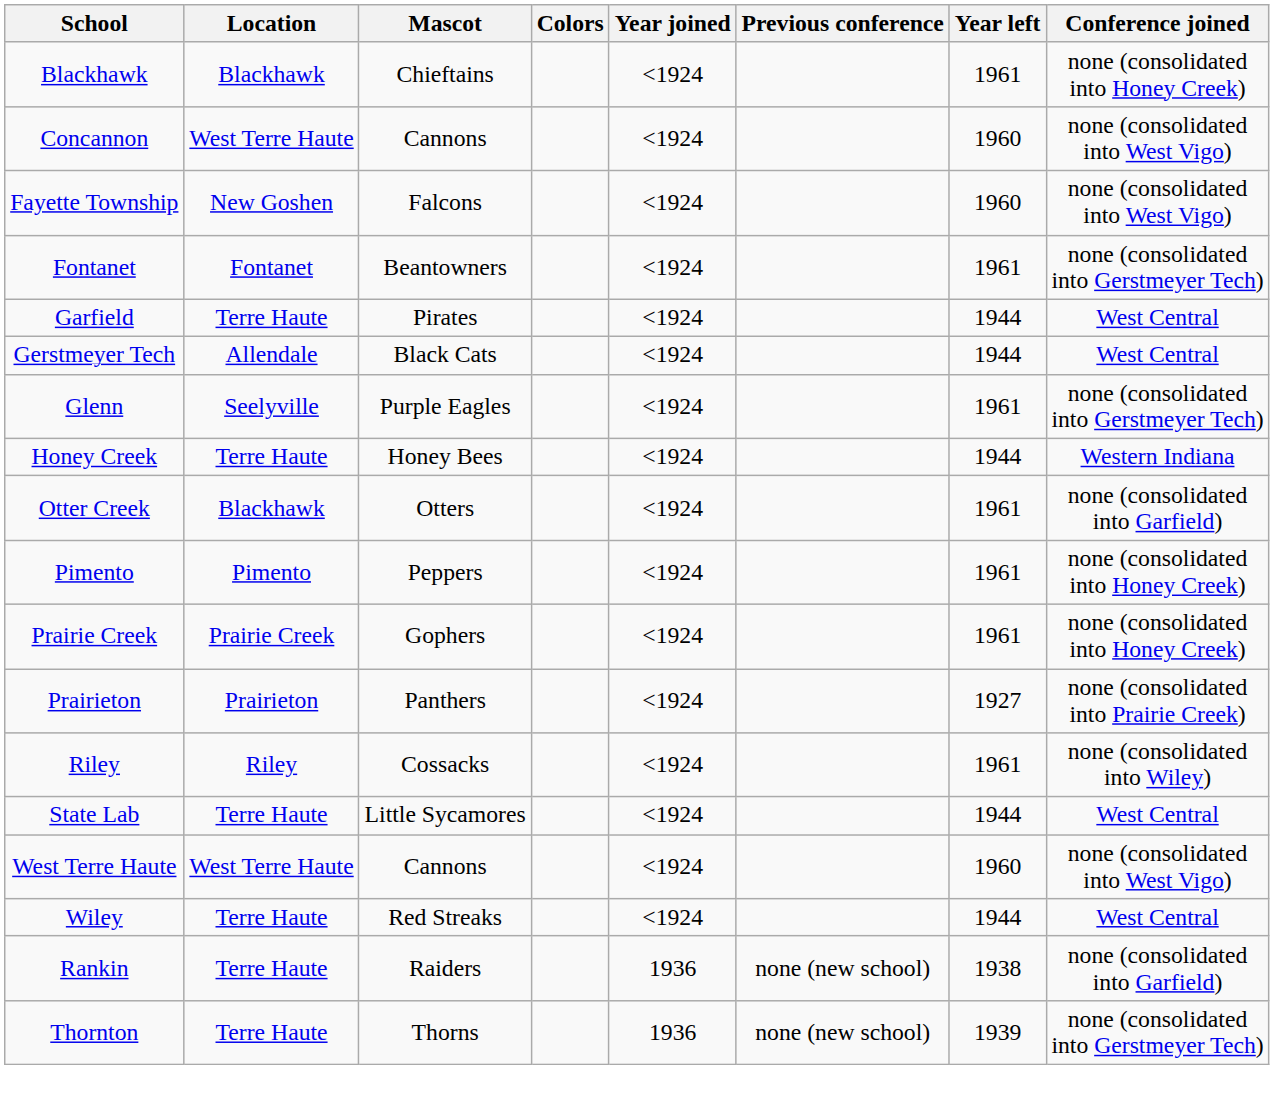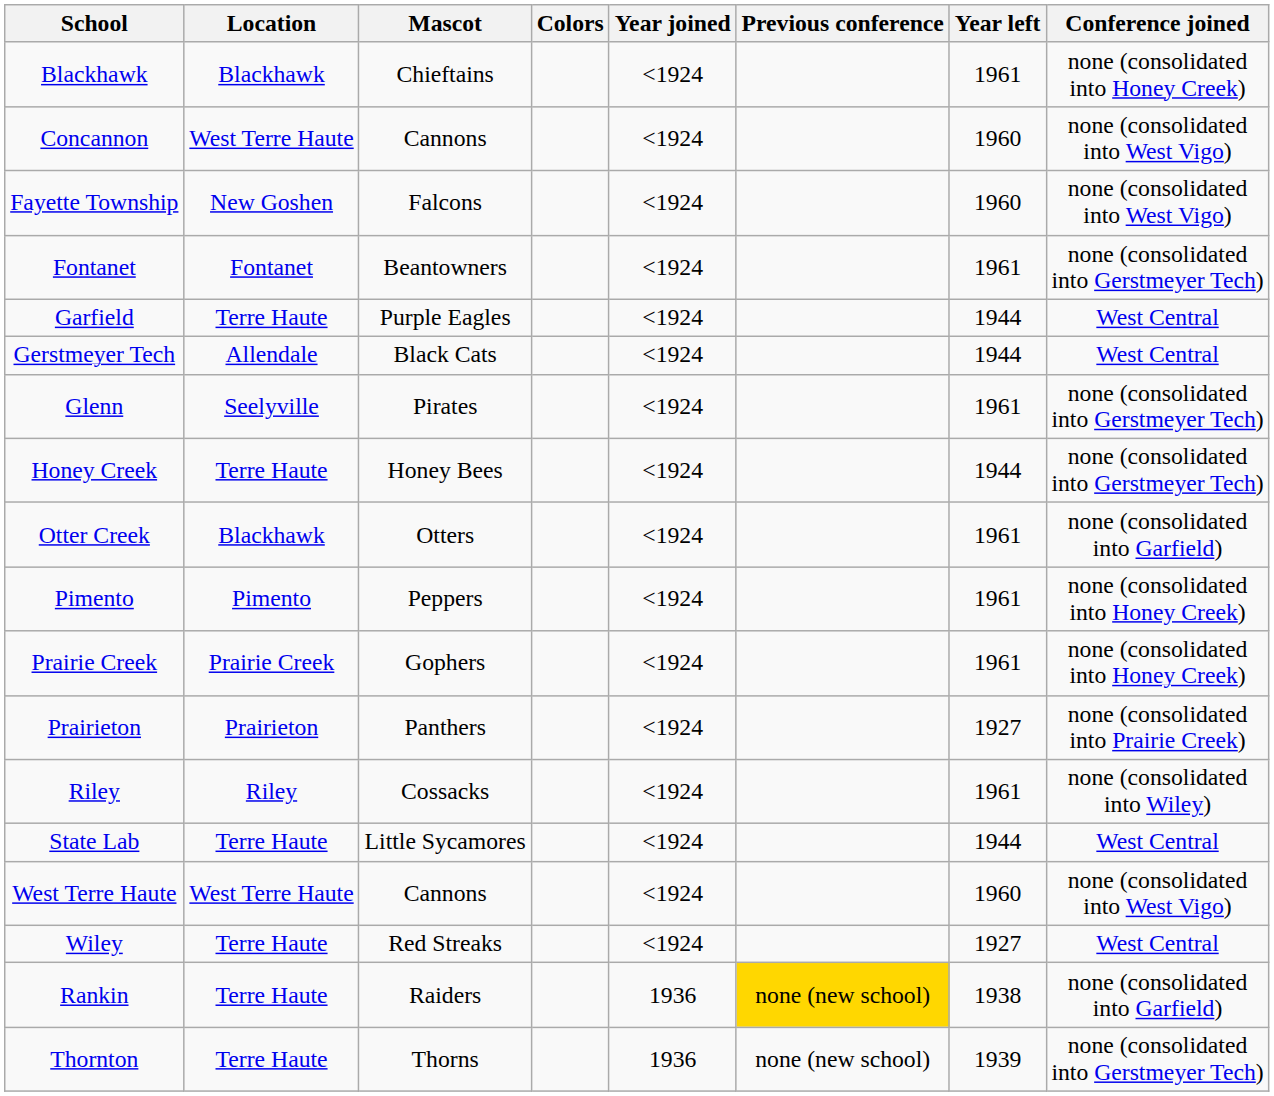(445, 317) Pirates -> (445, 317) Purple Eagles
(445, 406) Purple Eagles -> (445, 406) Pirates
(1158, 456) Western Indiana -> (1158, 470) none (consolidated into Gerstmeyer Tech)
(998, 917) 1944 -> (998, 943) 1927
(843, 968) no background -> (843, 994) gold background
